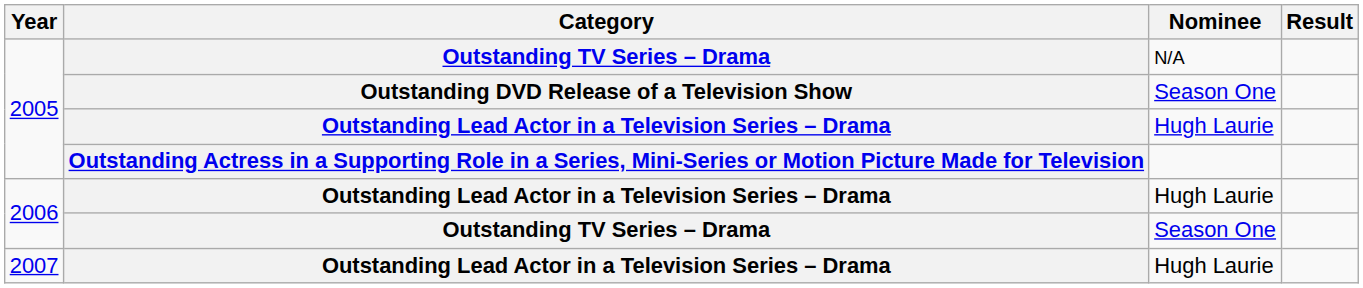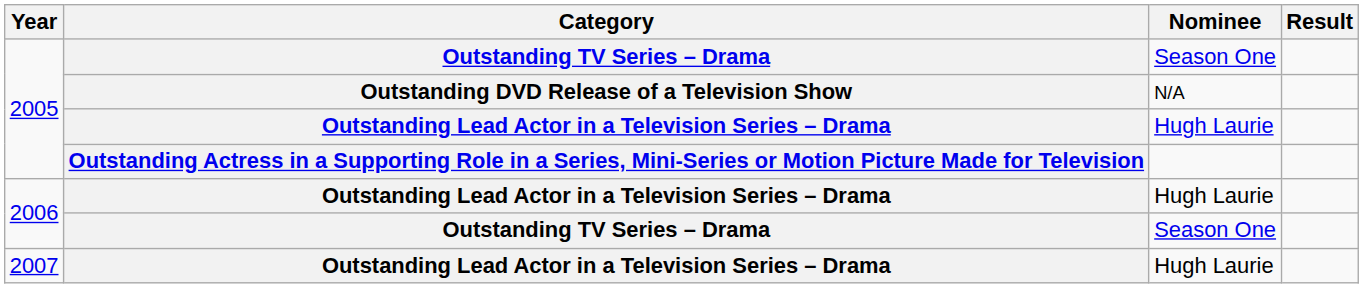(1215, 57) N/A -> (1215, 56) Season One
(1215, 91) Season One -> (1215, 92) N/A
